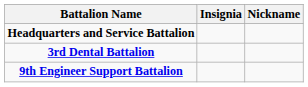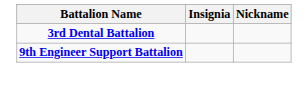- row: (101, 33)
